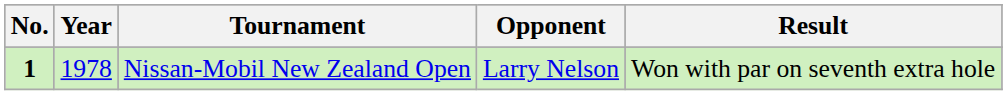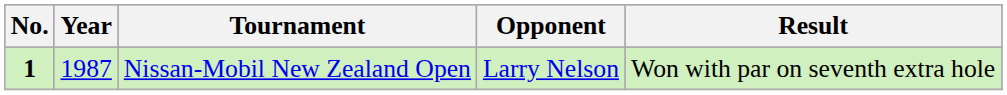(86, 68) 1978 -> (86, 68) 1987
